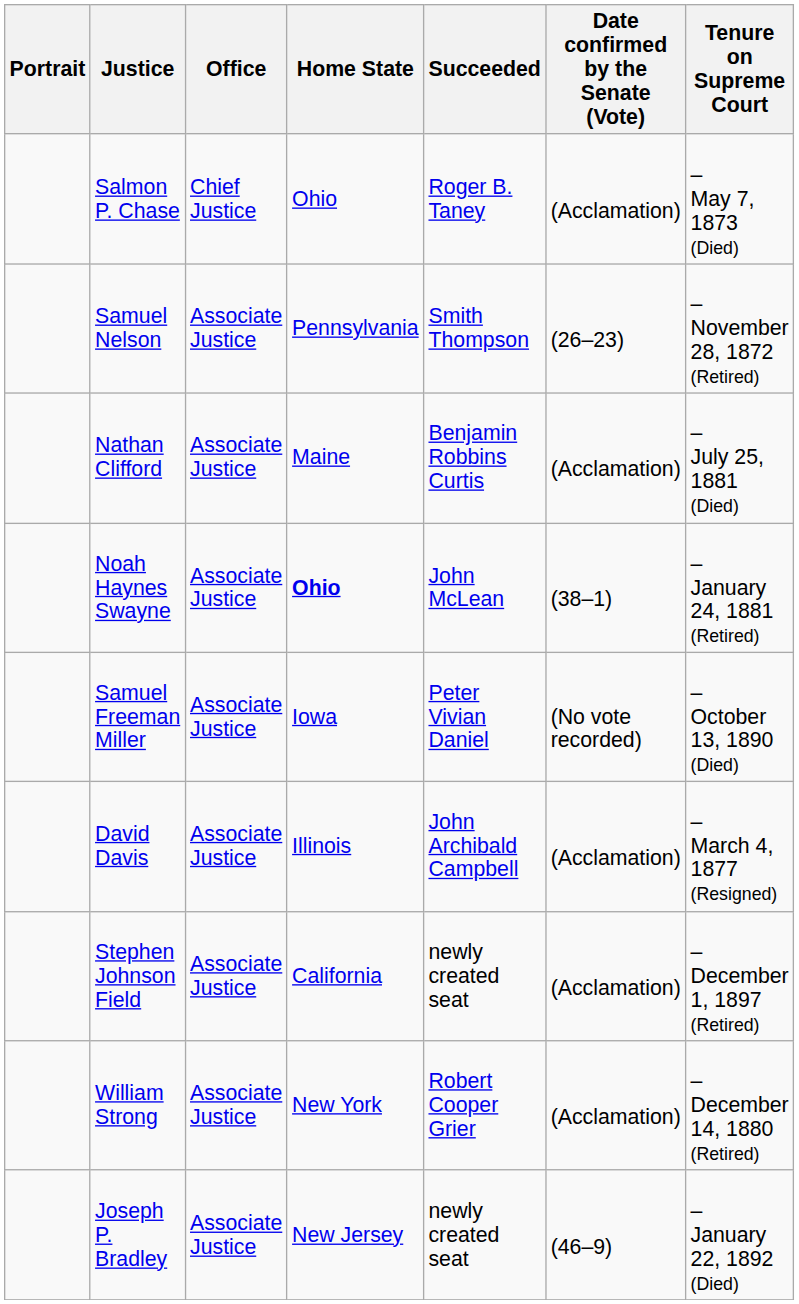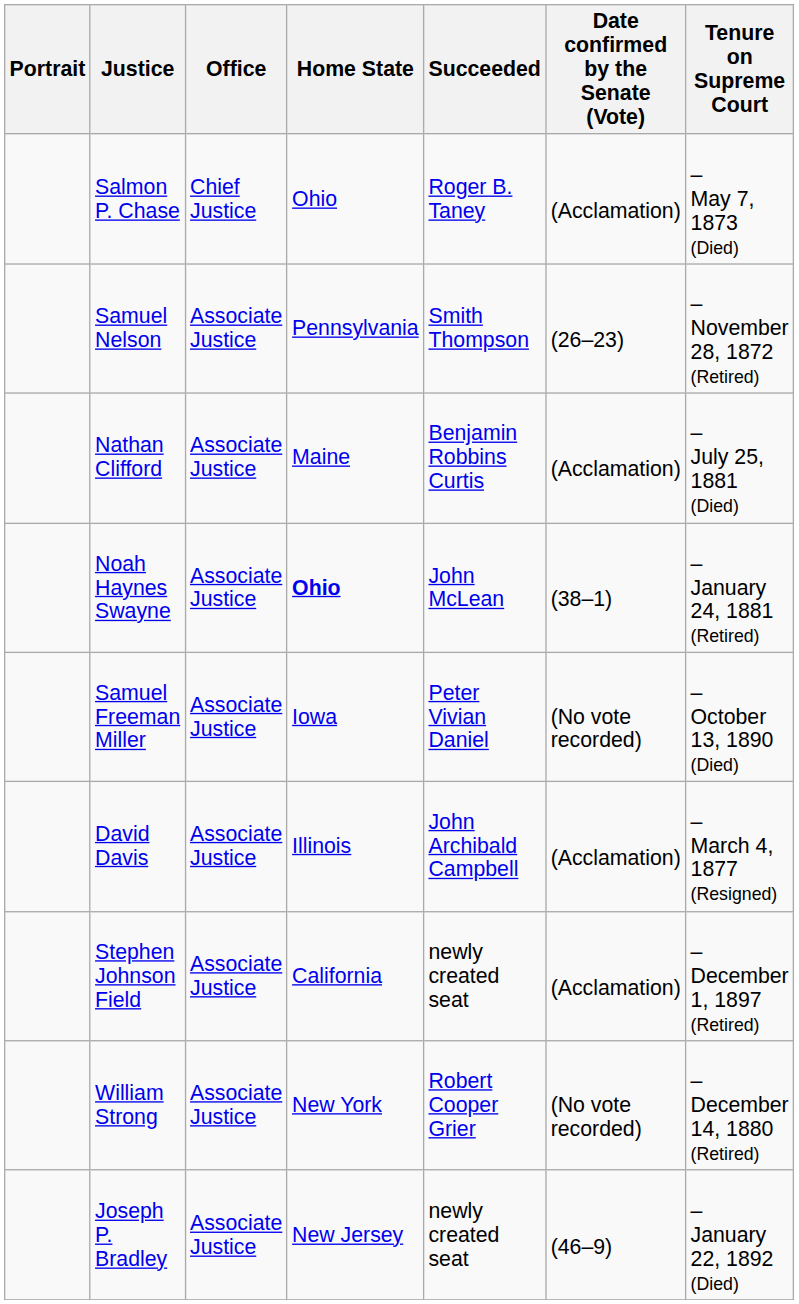(616, 1117) (Acclamation) -> (596, 1117) (No vote recorded)
